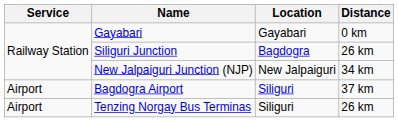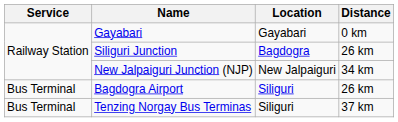(25, 88) Airport -> (41, 88) Bus Terminal
(357, 88) 37 km -> (357, 88) 26 km
(25, 107) Airport -> (41, 107) Bus Terminal
(357, 107) 26 km -> (357, 107) 37 km
